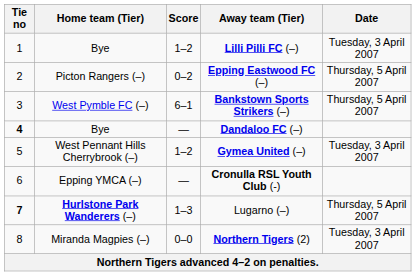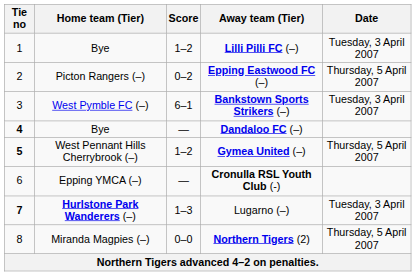(367, 106) Thursday, 5 April 2007 -> (367, 106) Tuesday, 3 April 2007
(19, 152) normal -> (19, 152) bold
(367, 152) Tuesday, 3 April 2007 -> (367, 152) Thursday, 5 April 2007
(367, 210) Thursday, 5 April 2007 -> (367, 210) Tuesday, 3 April 2007
(367, 239) Tuesday, 3 April 2007 -> (367, 239) Thursday, 5 April 2007
